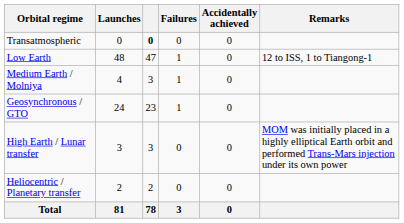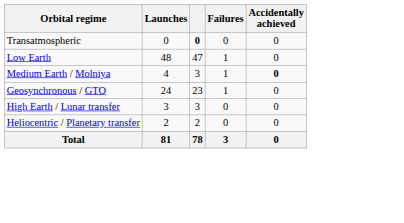- column: (329, 18)
(229, 79) normal -> (276, 73) bold
